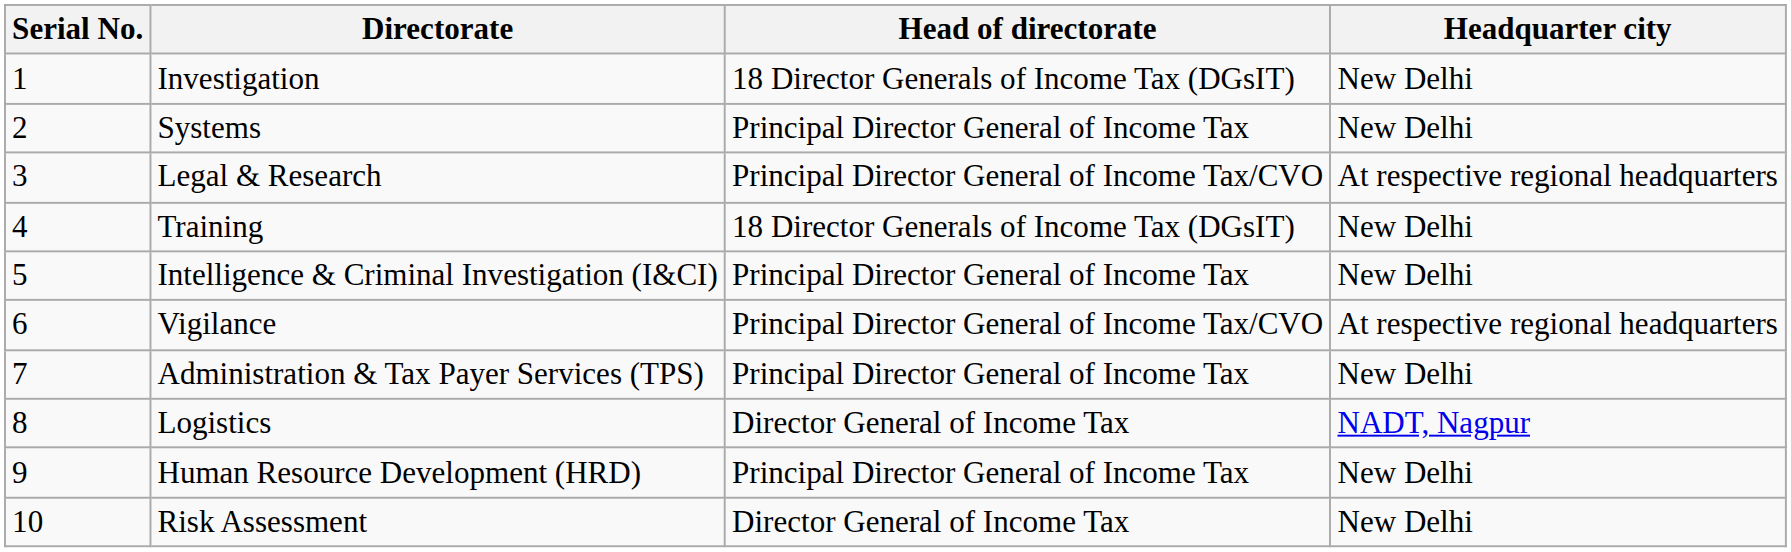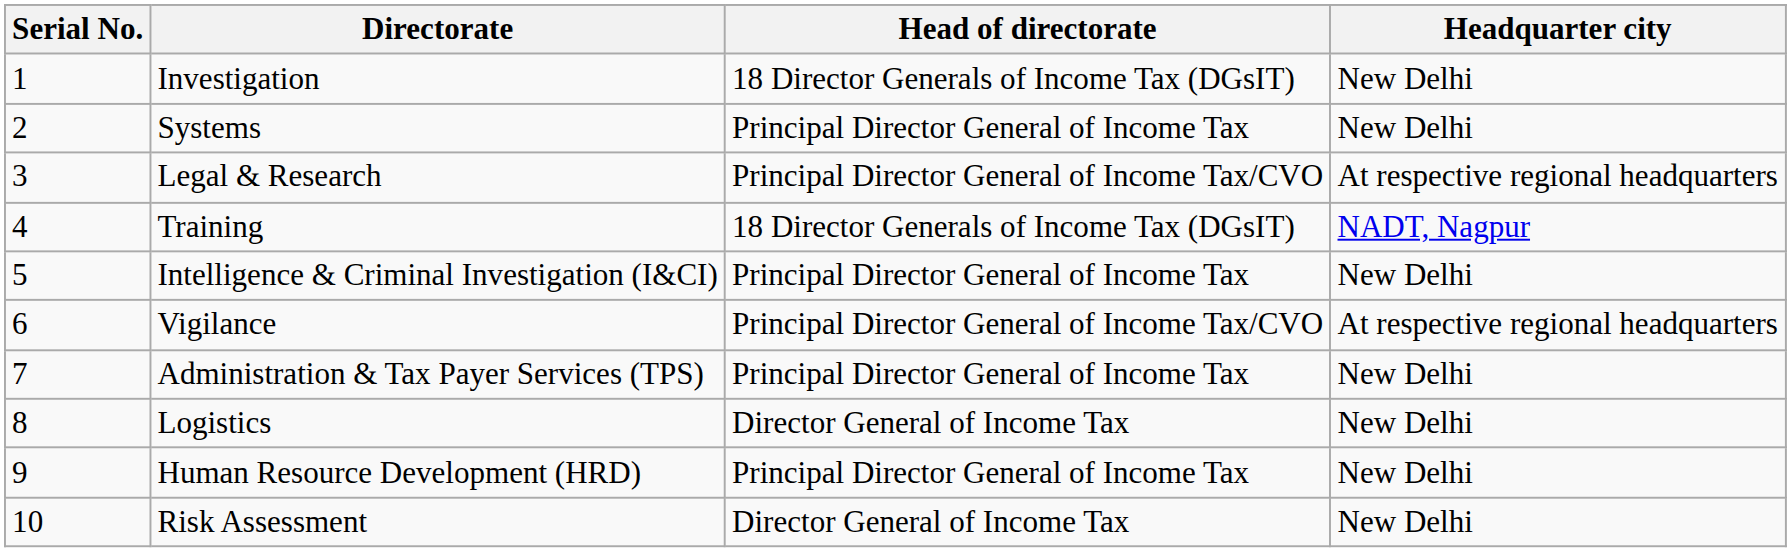(1405, 226) New Delhi -> (1434, 226) NADT, Nagpur
(1434, 422) NADT, Nagpur -> (1405, 422) New Delhi
